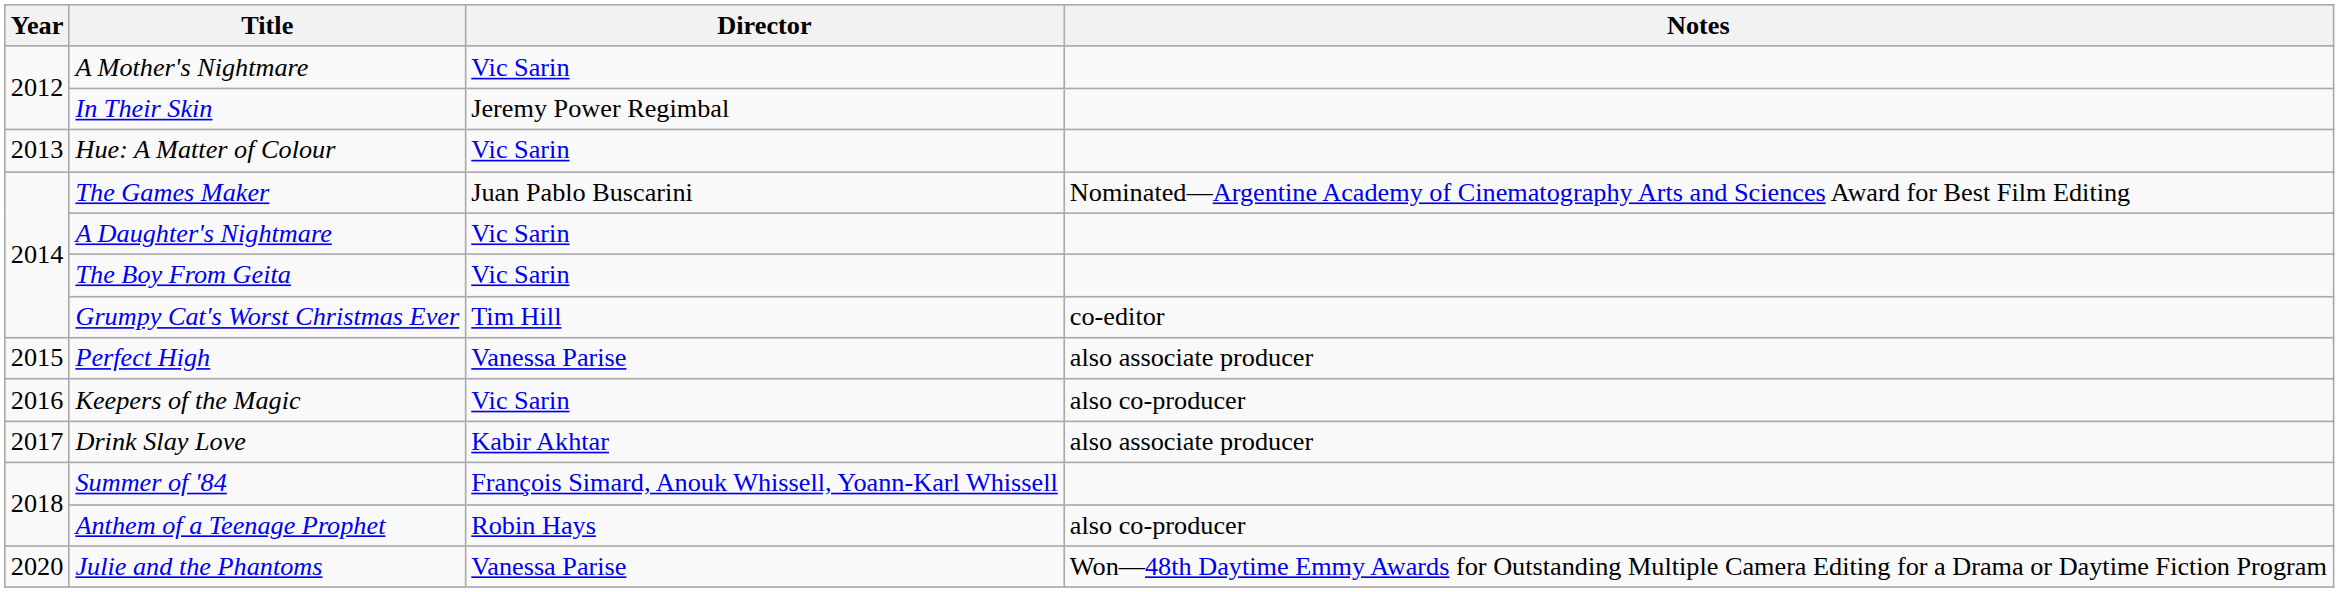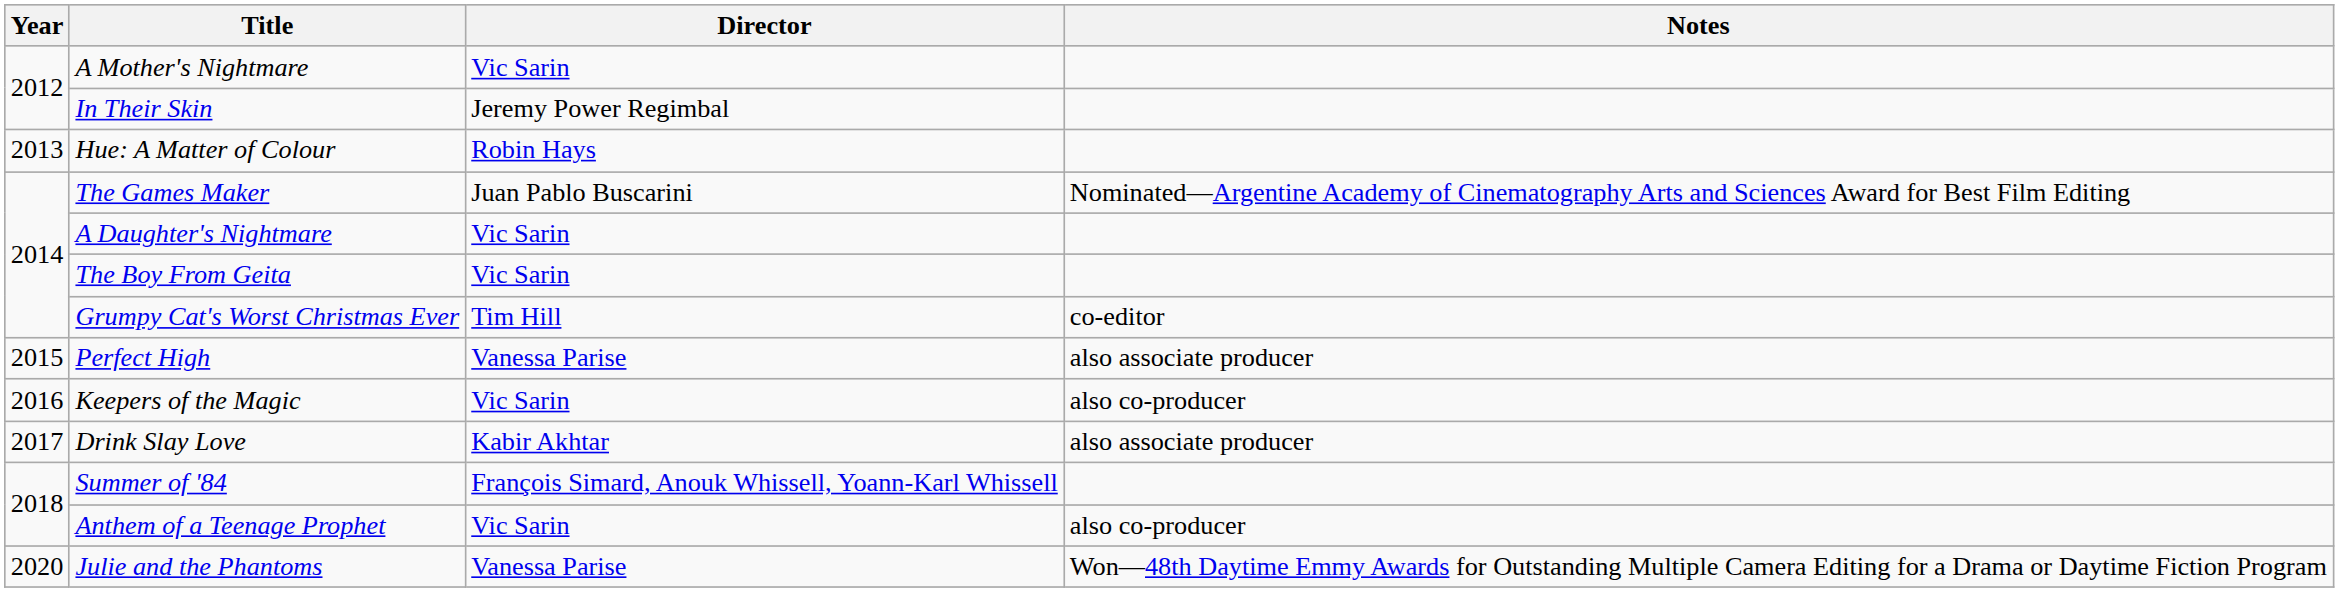(520, 150) Vic Sarin -> (534, 150) Robin Hays
(534, 524) Robin Hays -> (520, 524) Vic Sarin
